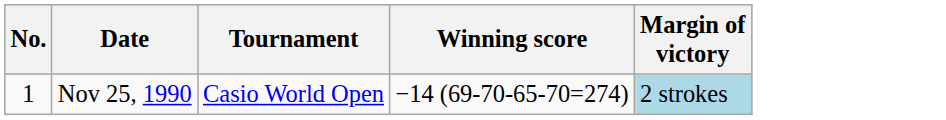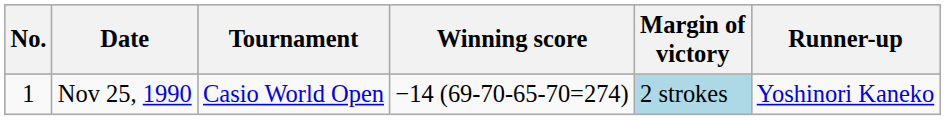+ column: (846, 39)
